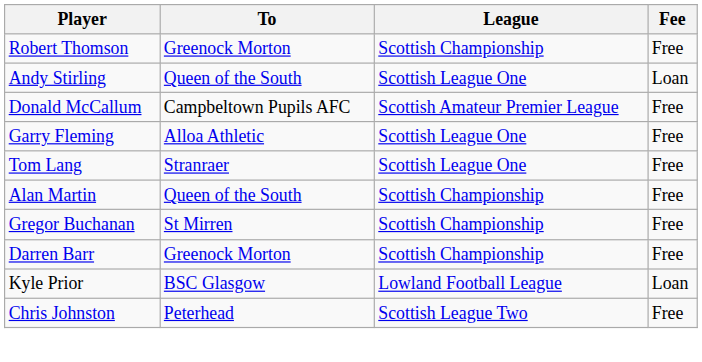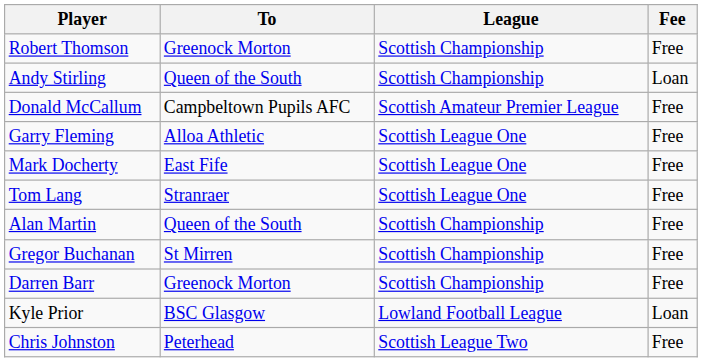(452, 77) Scottish League One -> (461, 77) Scottish Championship
+ row: (63, 165)
